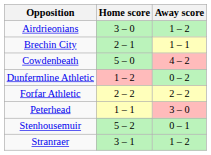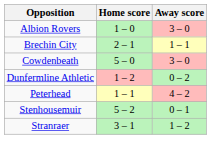- row: (50, 28)
+ row: (50, 28)
(179, 61) 4 – 2 -> (179, 61) 3 – 0
- row: (50, 93)
(179, 110) 3 – 0 -> (179, 93) 4 – 2
